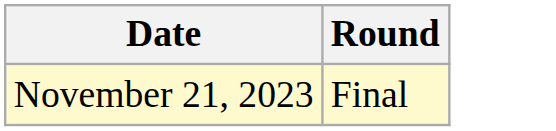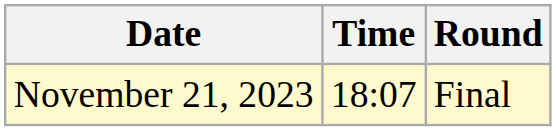+ column: (374, 34)
